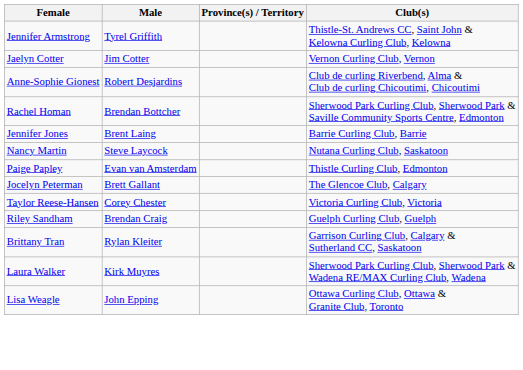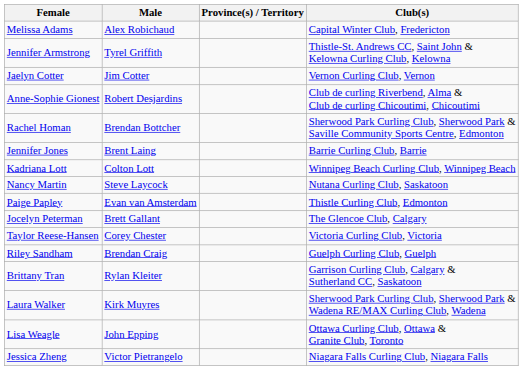+ row: (40, 30)
+ row: (37, 168)
+ row: (37, 357)
